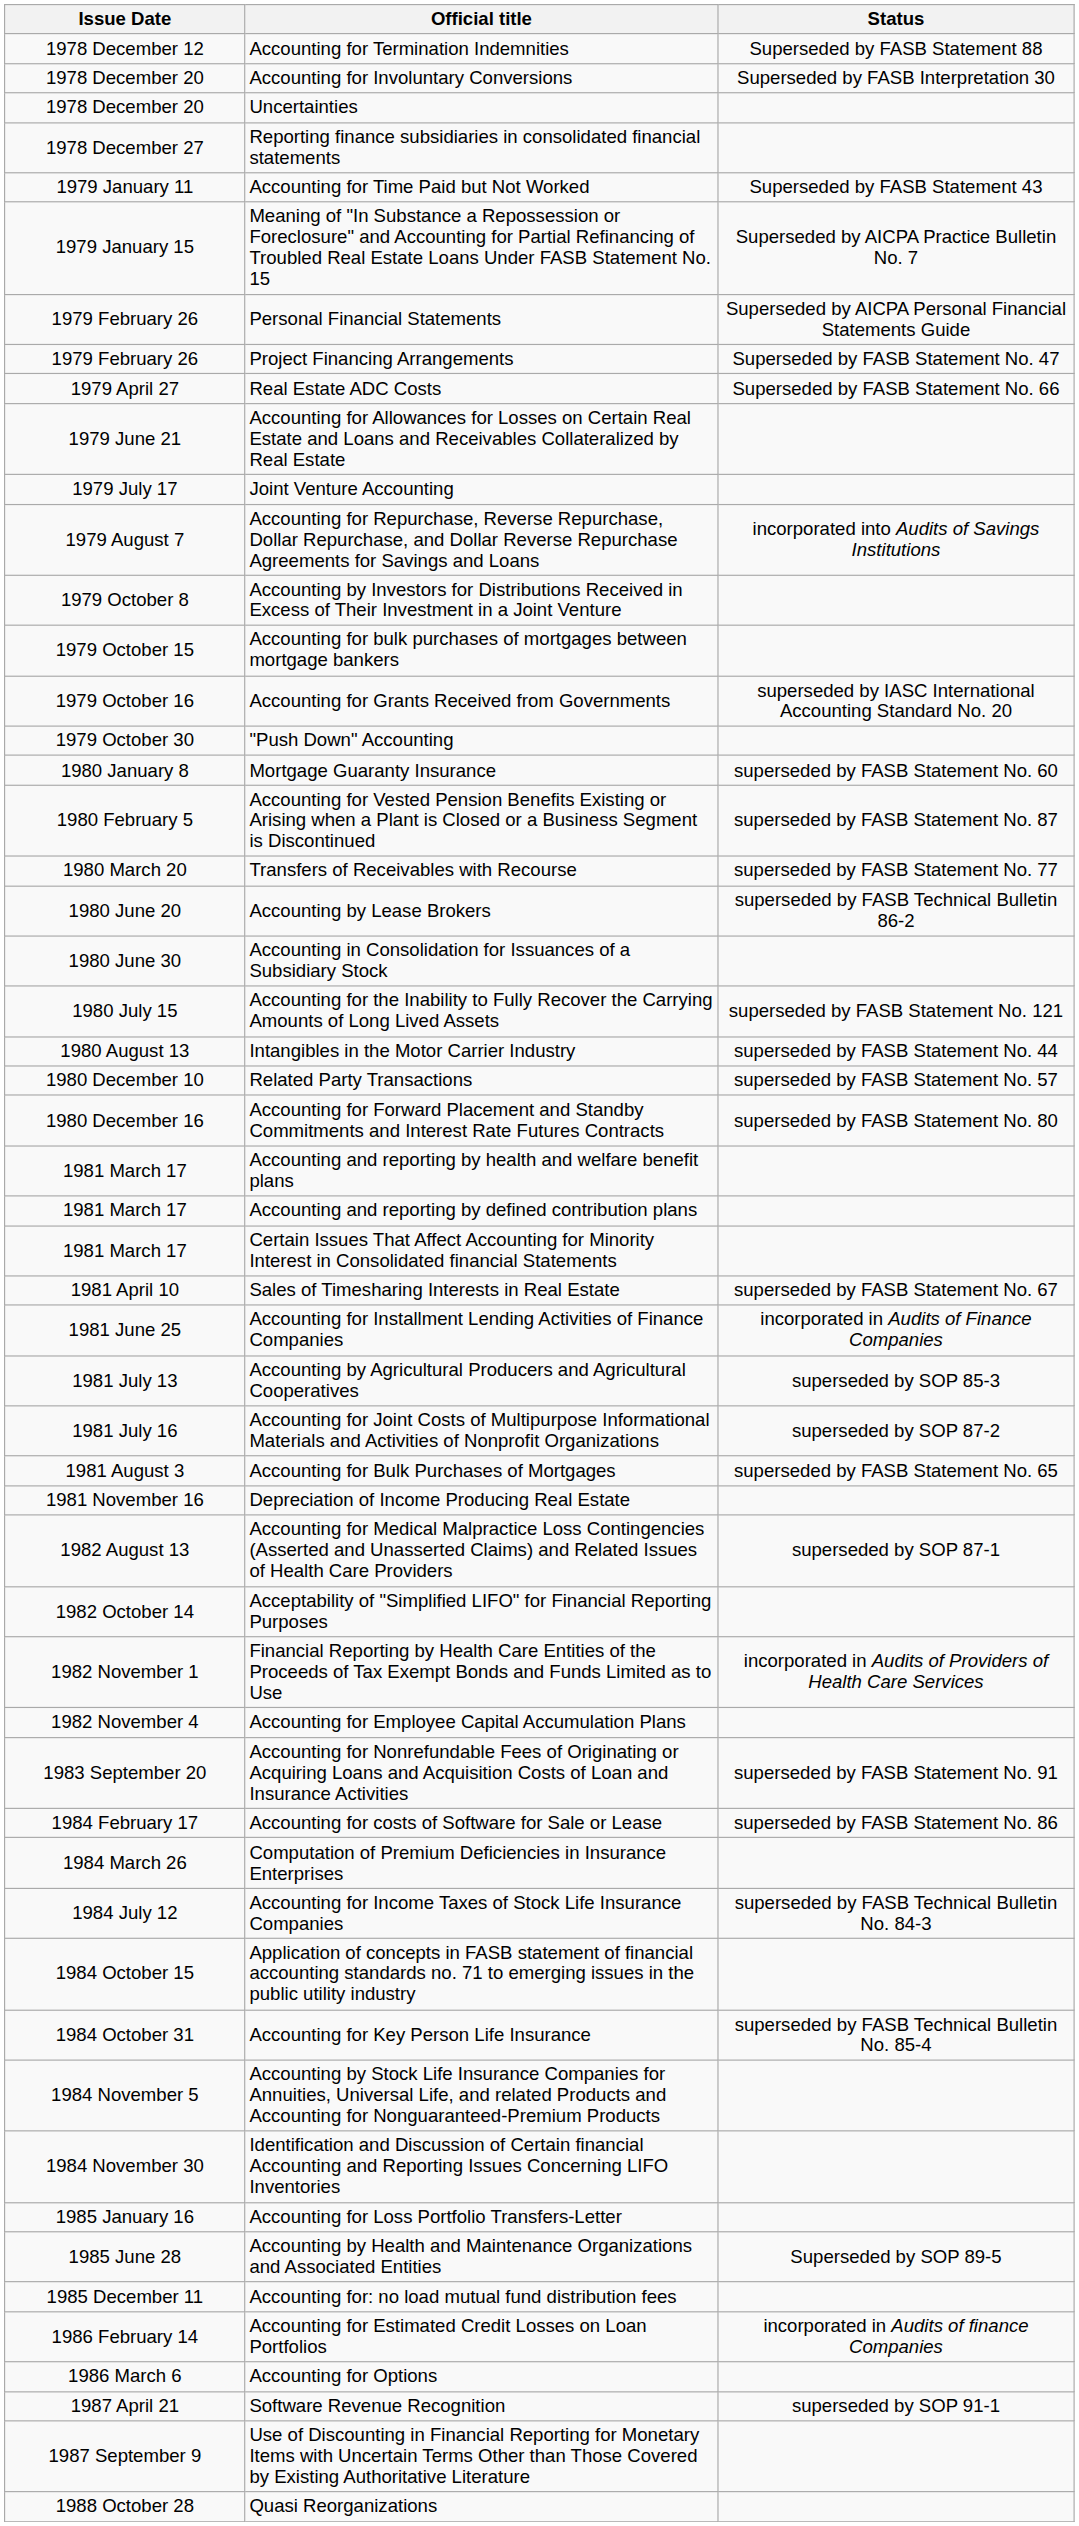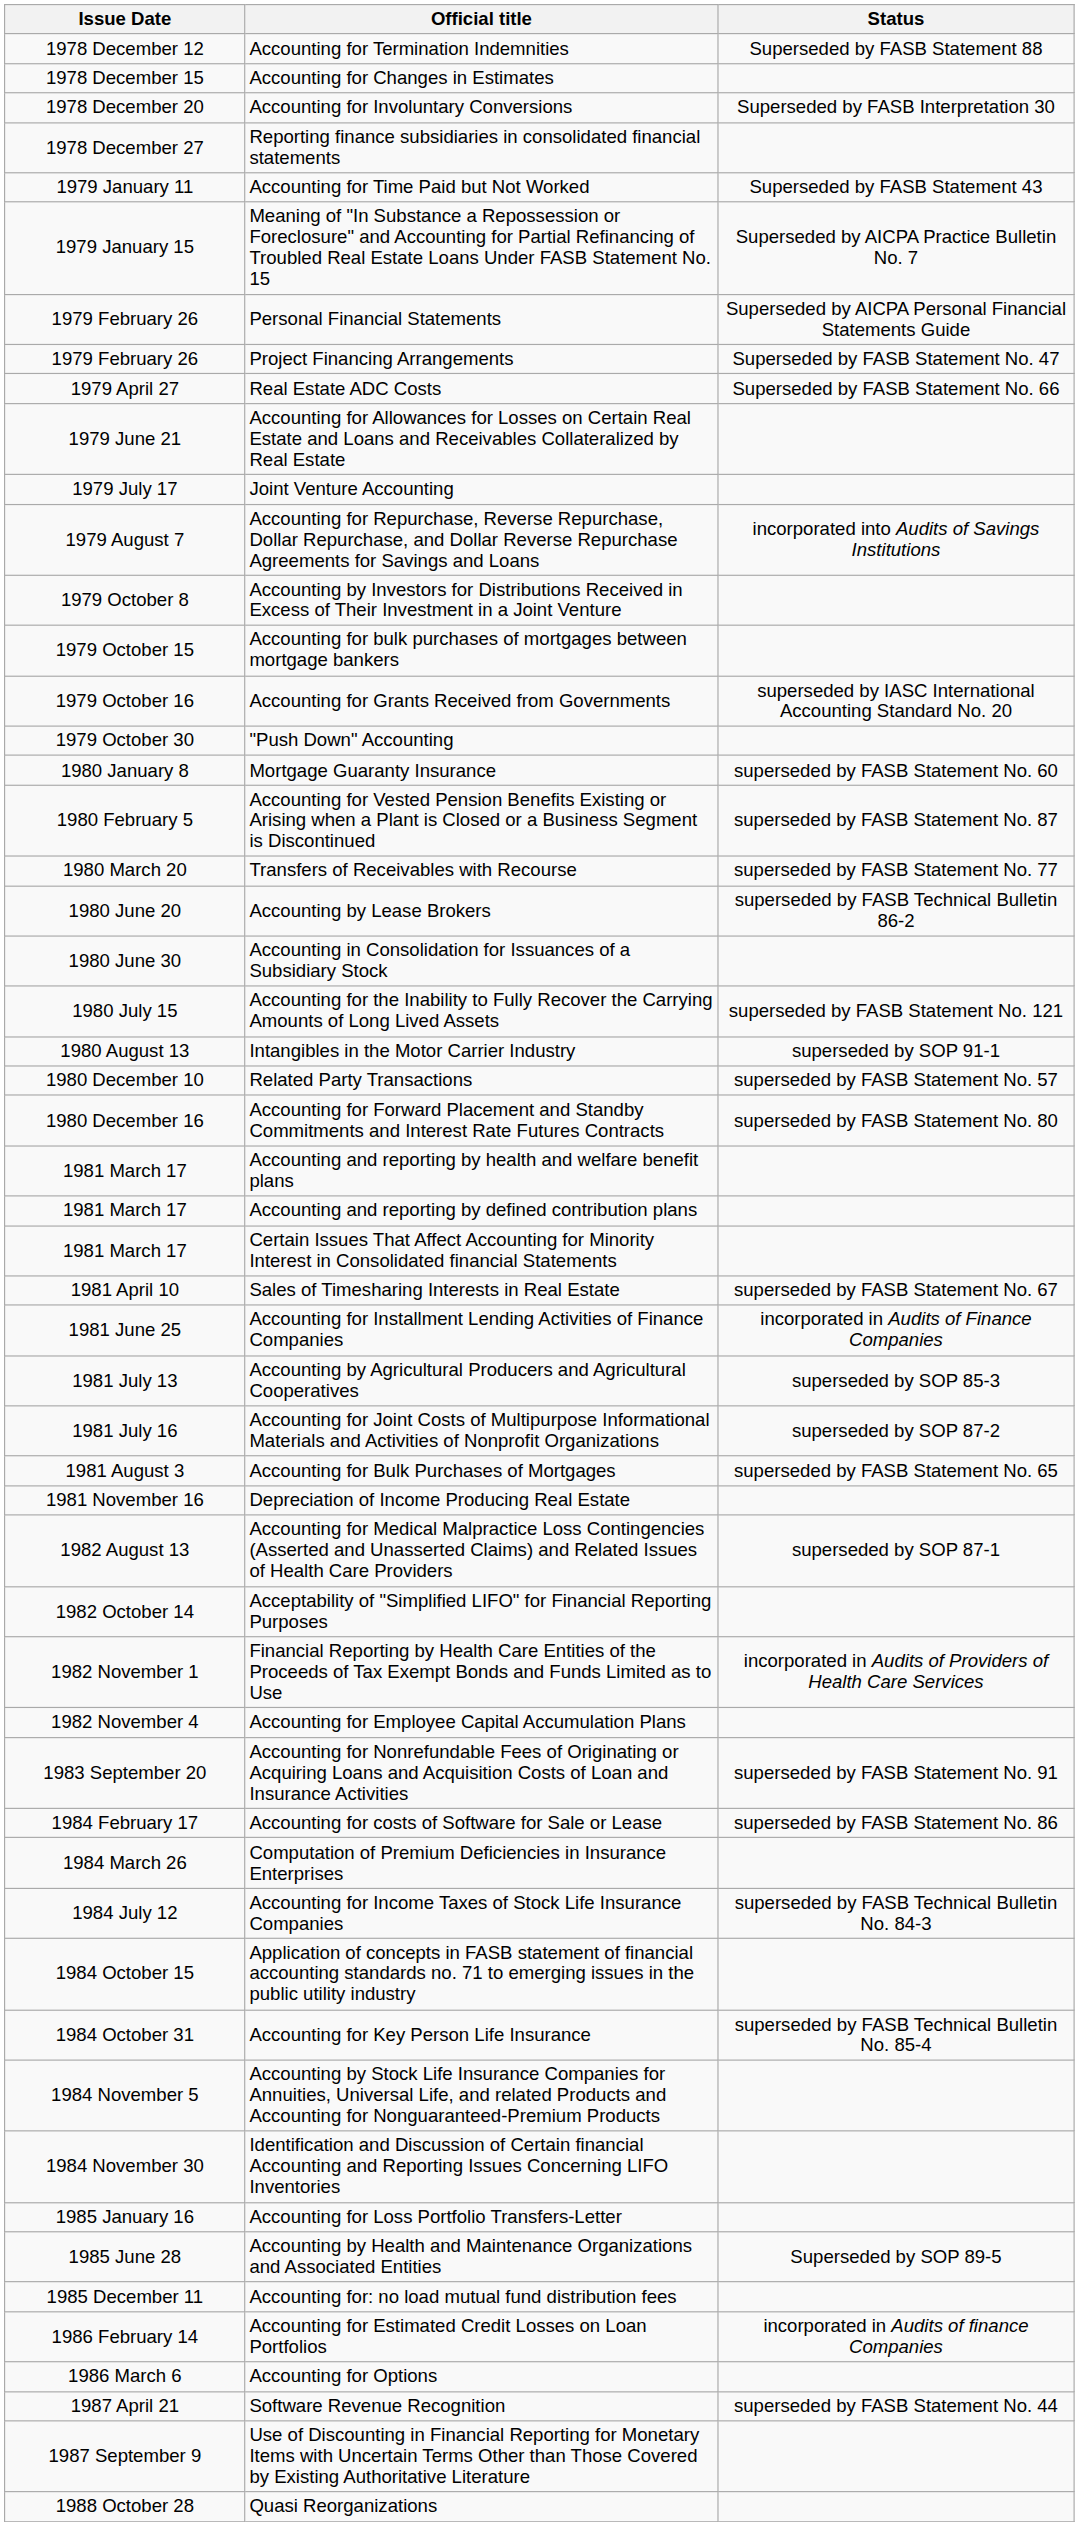+ row: (402, 78)
- row: (304, 107)
(896, 1051) superseded by FASB Statement No. 44 -> (896, 1051) superseded by SOP 91-1
(896, 2405) superseded by SOP 91-1 -> (896, 2405) superseded by FASB Statement No. 44
